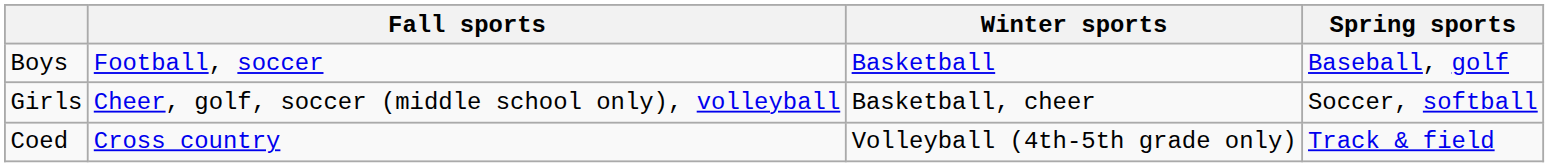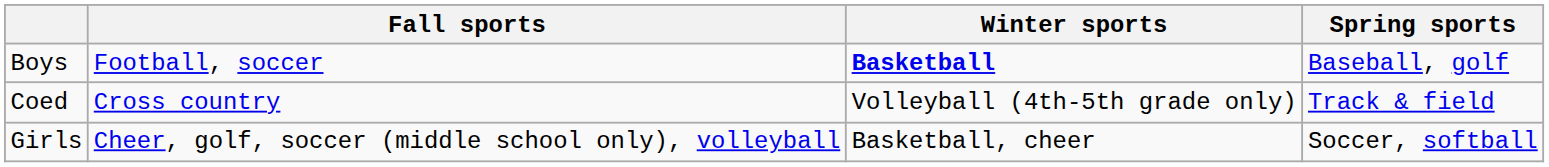(923, 63) normal -> (923, 63) bold
rows swapped: (47, 102) <-> (39, 141)
